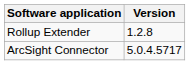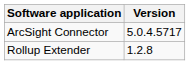rows swapped: (58, 50) <-> (49, 32)
